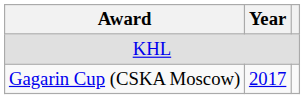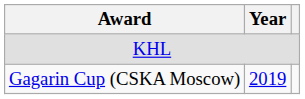(268, 78) 2017 -> (268, 78) 2019
